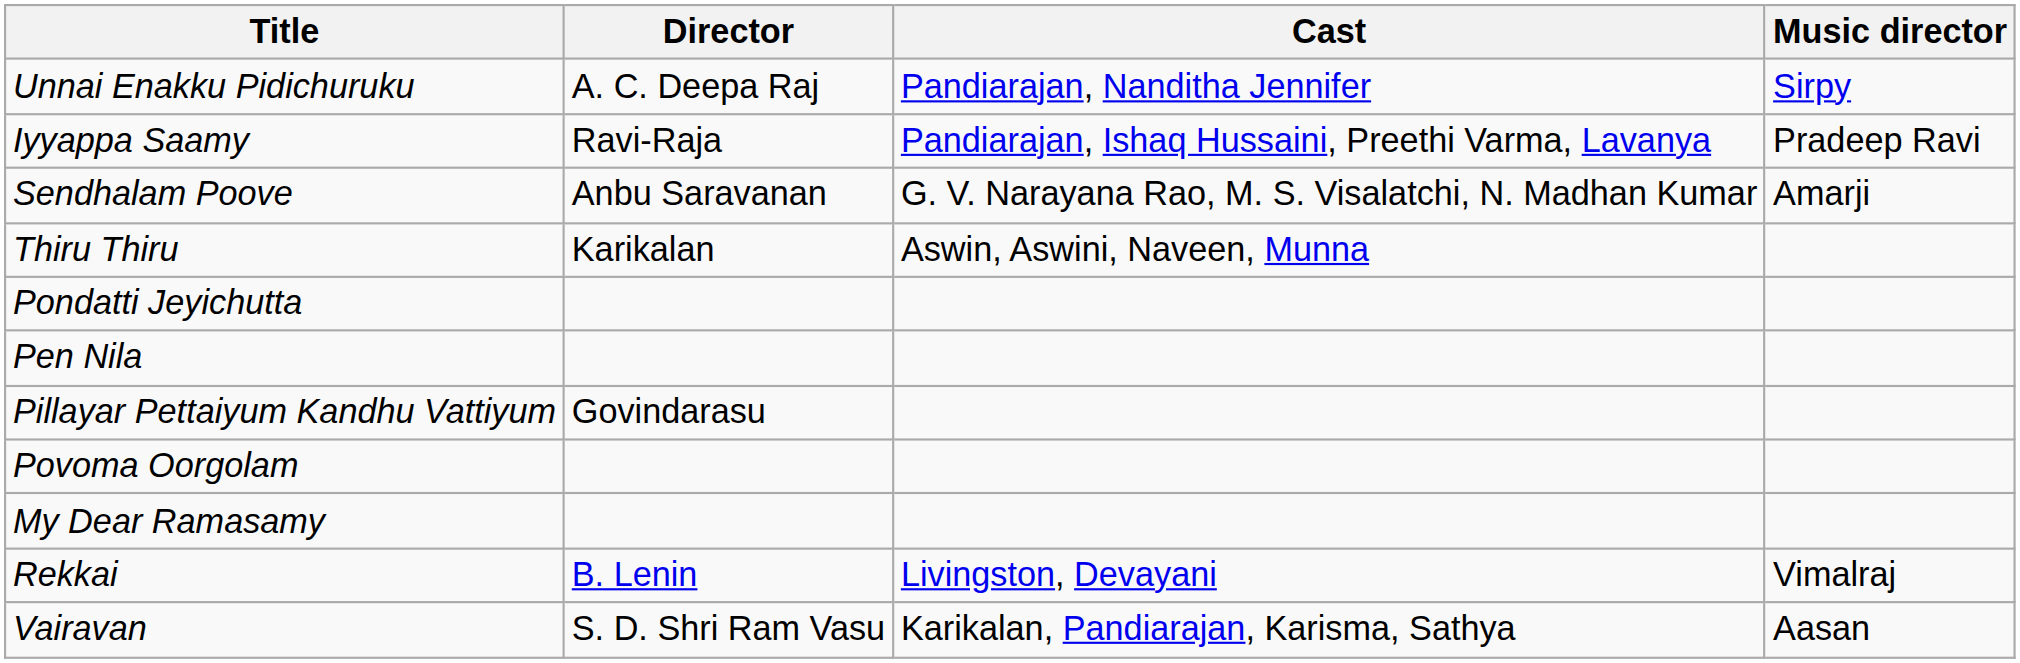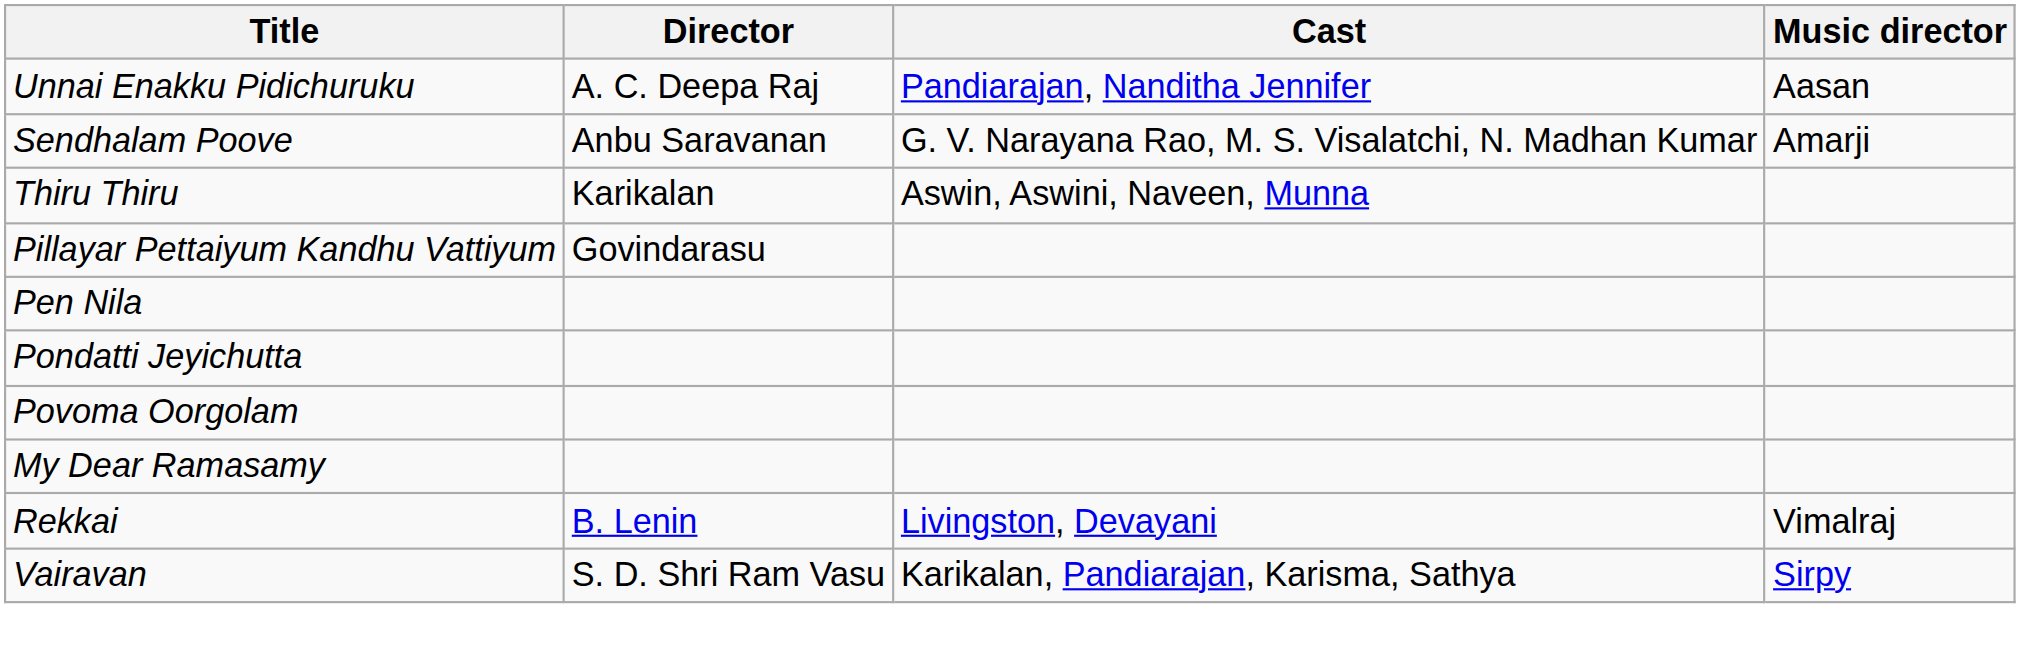(1812, 85) Sirpy -> (1822, 85) Aasan
- row: (131, 140)
rows swapped: (284, 411) <-> (158, 303)
(1822, 628) Aasan -> (1812, 574) Sirpy
